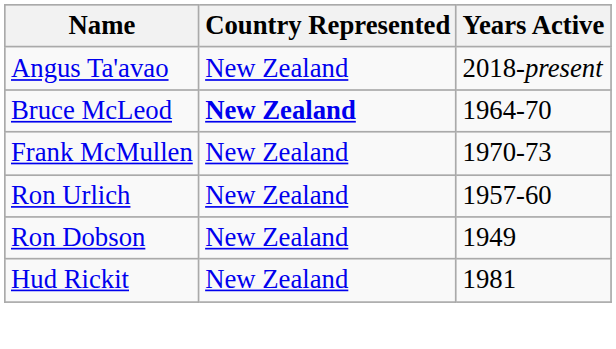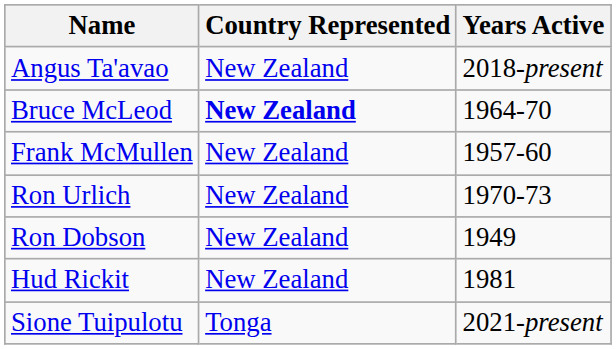(507, 152) 1970-73 -> (507, 152) 1957-60
(507, 195) 1957-60 -> (507, 195) 1970-73
+ row: (97, 322)
